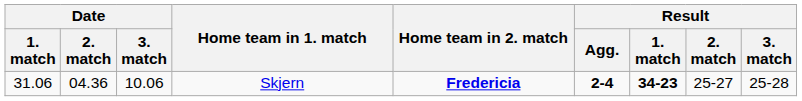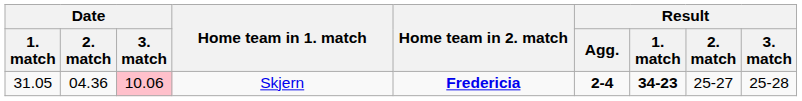(33, 83) 31.06 -> (33, 83) 31.05
(144, 83) no background -> (144, 83) pink background
